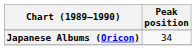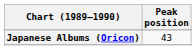(167, 38) 34 -> (167, 38) 43
